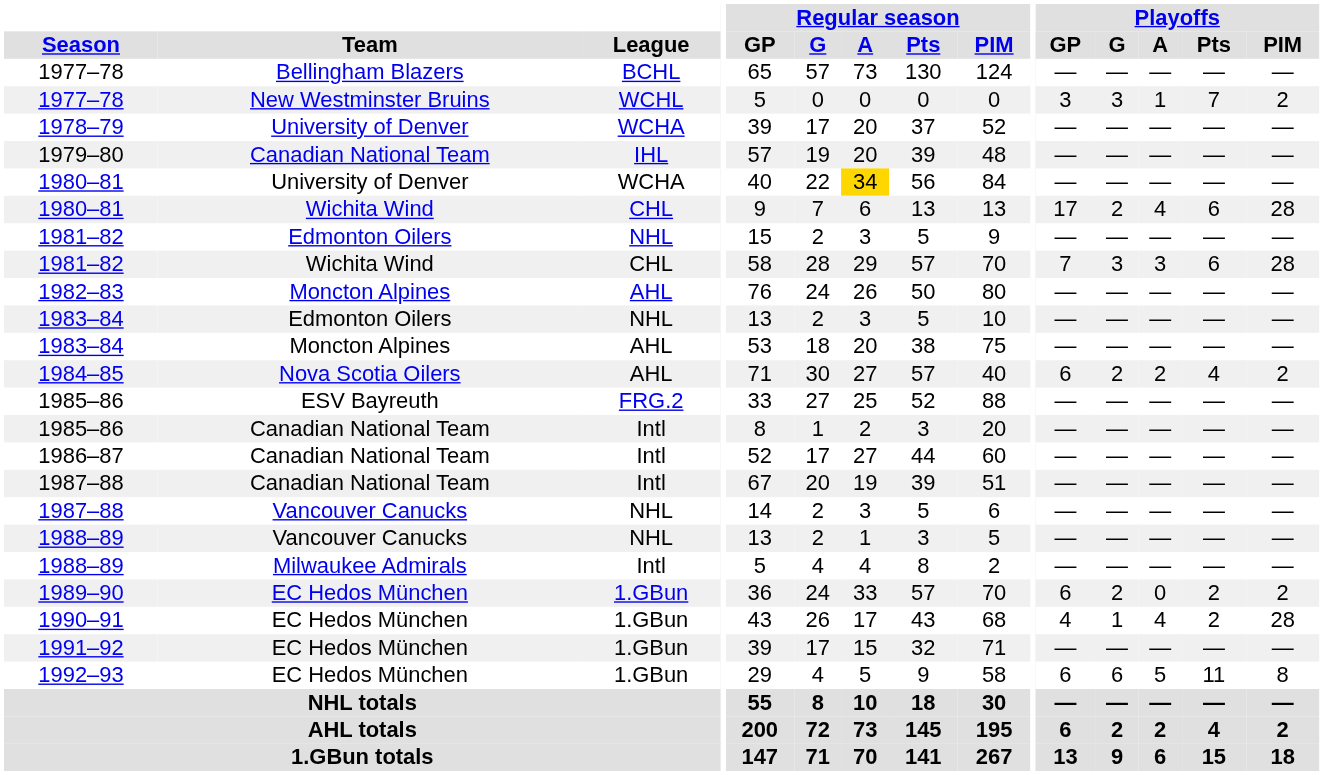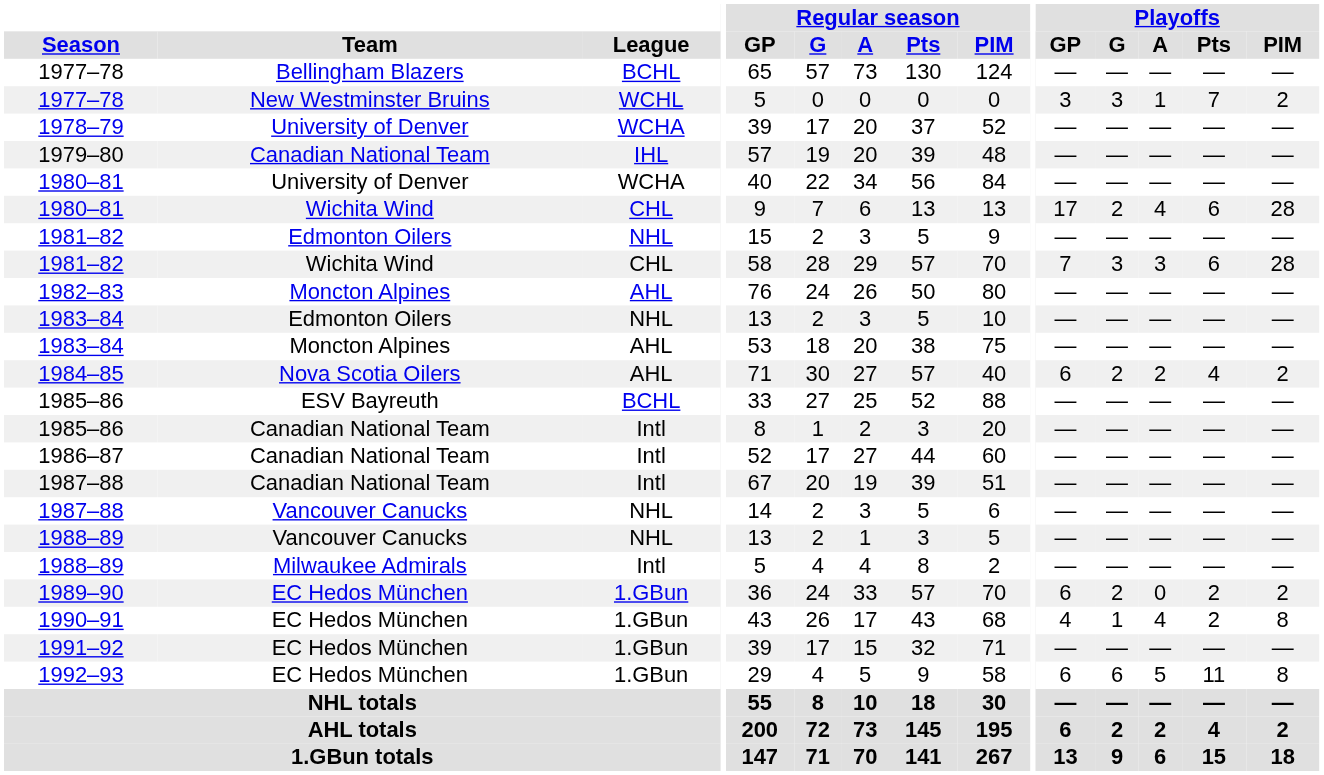(865, 181) gold background -> (865, 181) no background
(651, 401) FRG.2 -> (651, 401) BCHL
(1283, 620) 28 -> (1283, 620) 8
